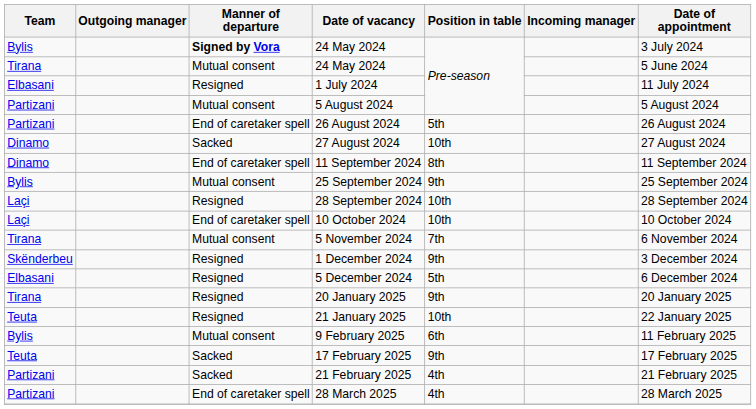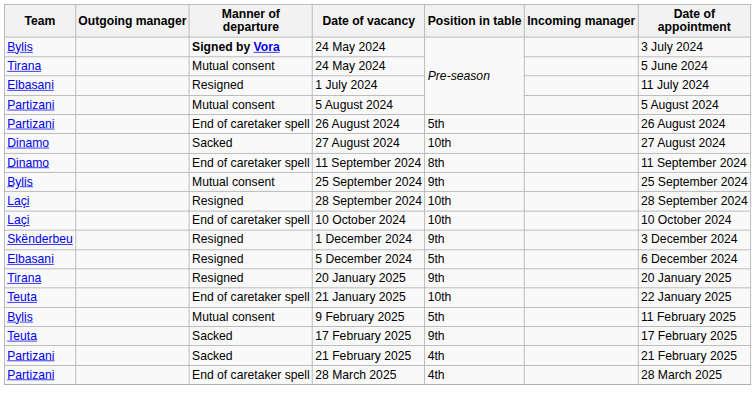- row: (24, 239)
(218, 317) Resigned -> (251, 297) End of caretaker spell
(436, 336) 6th -> (436, 317) 5th
